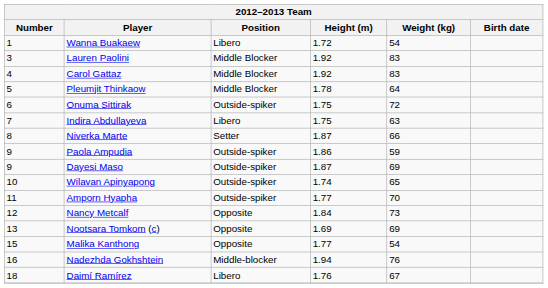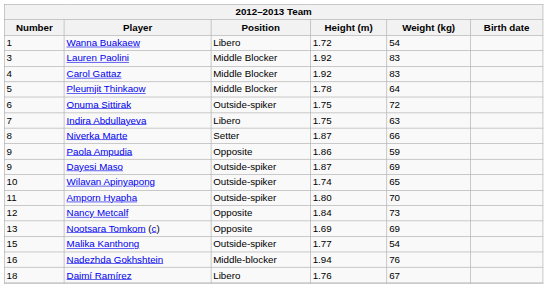(245, 151) Outside-spiker -> (233, 151) Opposite
(322, 197) 1.77 -> (322, 197) 1.80
(233, 244) Opposite -> (245, 244) Outside-spiker
